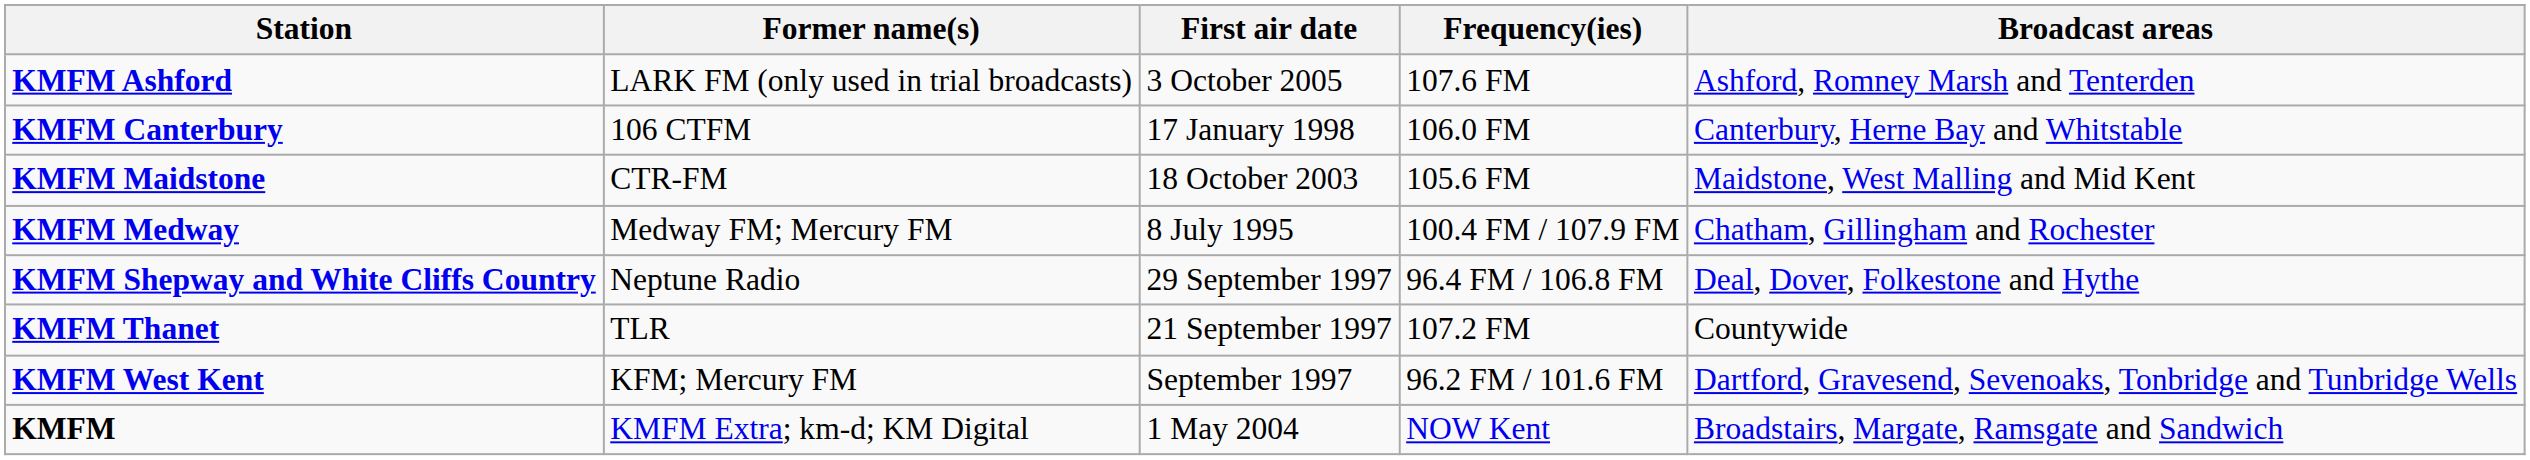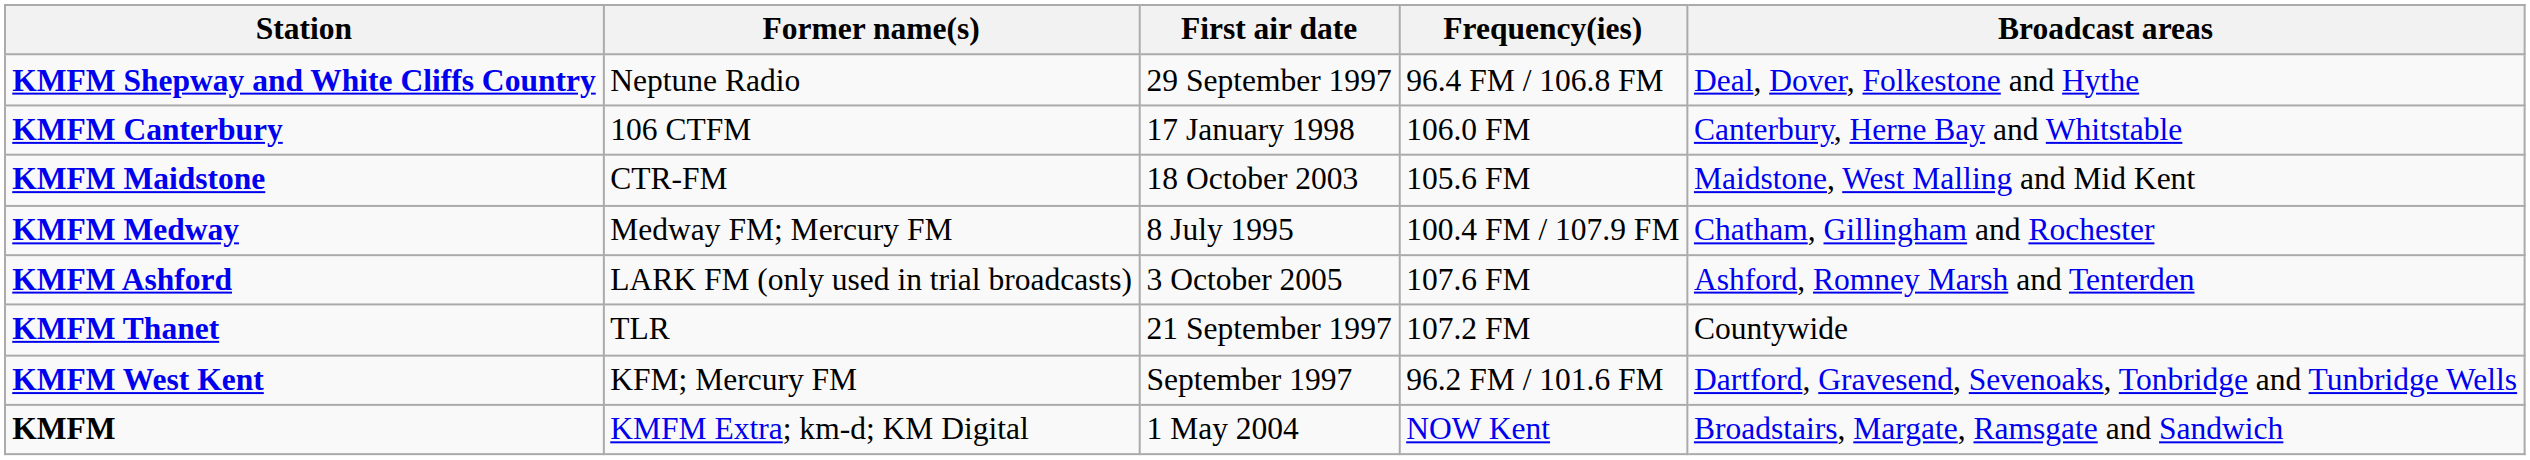rows swapped: (122, 79) <-> (304, 279)
